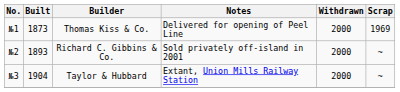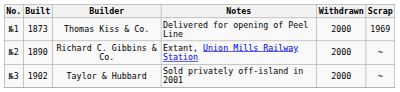(38, 53) 1893 -> (38, 53) 1890
(233, 53) Sold privately off-island in 2001 -> (231, 53) Extant, Union Mills Railway Station
(38, 76) 1904 -> (38, 76) 1902
(231, 76) Extant, Union Mills Railway Station -> (233, 76) Sold privately off-island in 2001
